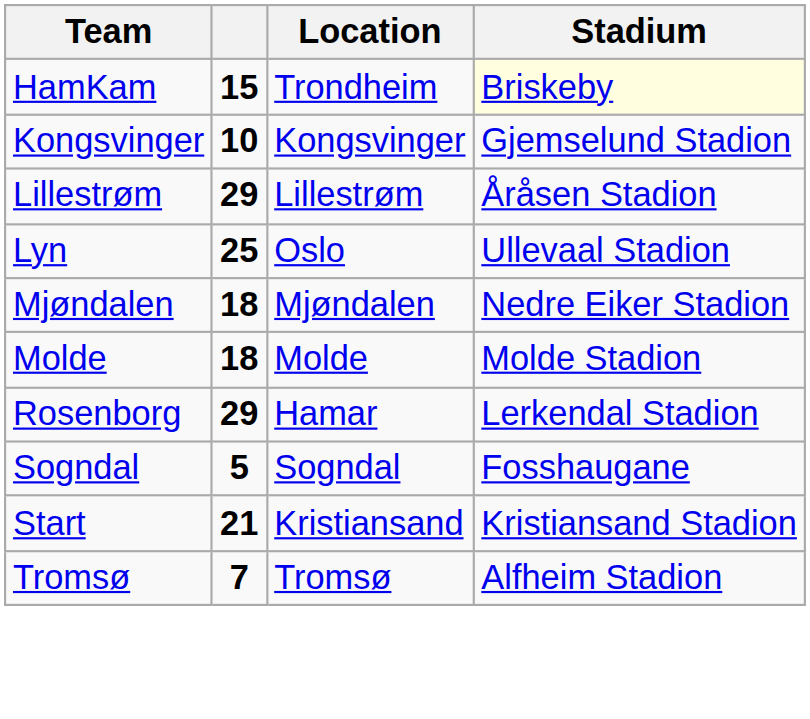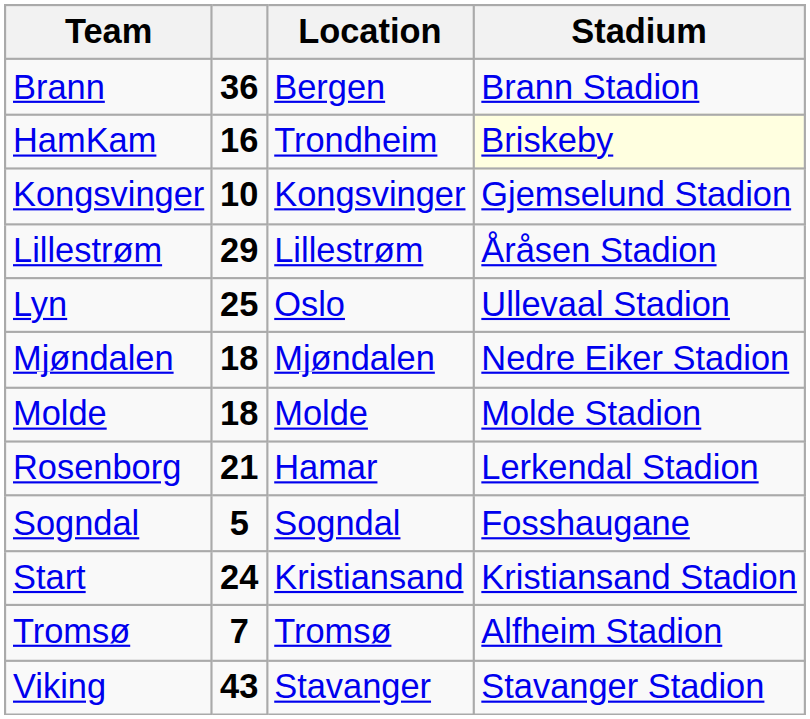+ row: (59, 86)
(239, 86) 15 -> (239, 140) 16
(239, 413) 29 -> (239, 468) 21
(239, 522) 21 -> (239, 577) 24
+ row: (60, 686)
